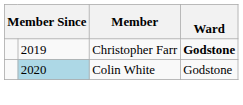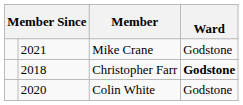+ row: (123, 49)
(34, 49) 2019 -> (34, 69) 2018
(34, 69) lightblue background -> (34, 89) no background
